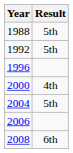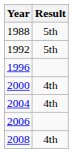(50, 103) 5th -> (50, 103) 4th
(50, 139) 6th -> (50, 139) 4th
